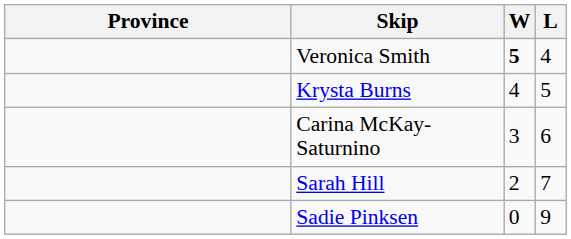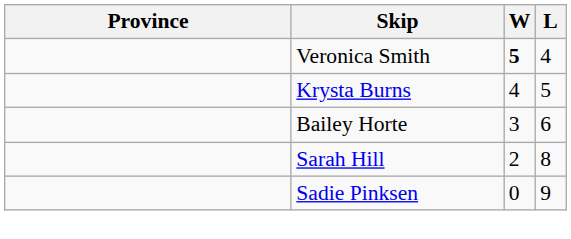+ row: (352, 124)
- row: (364, 136)
(546, 182) 7 -> (546, 158) 8
